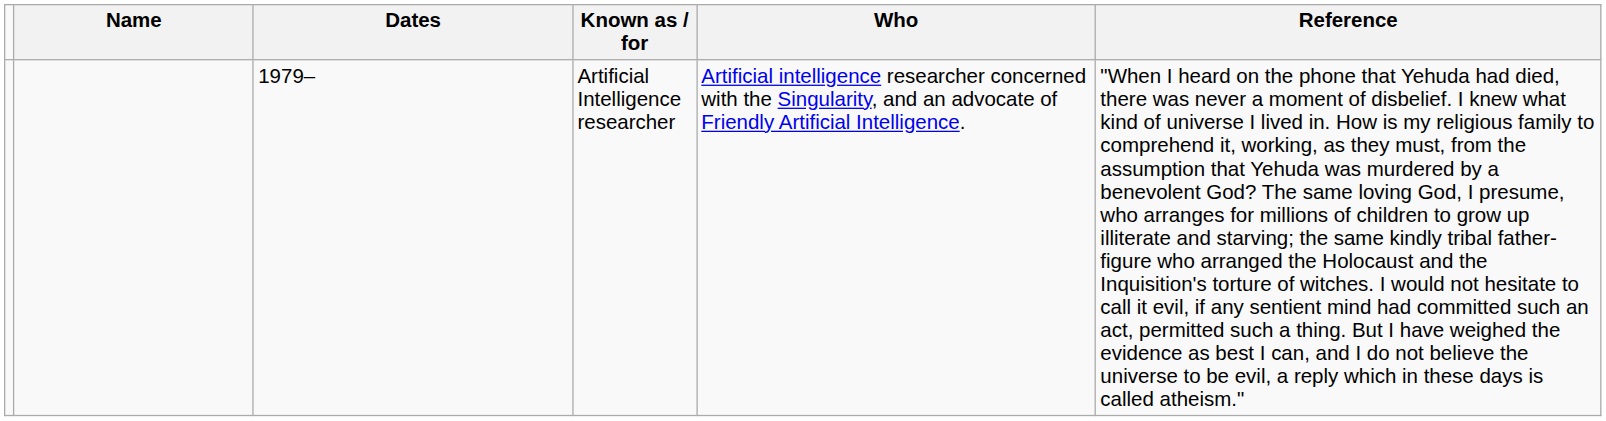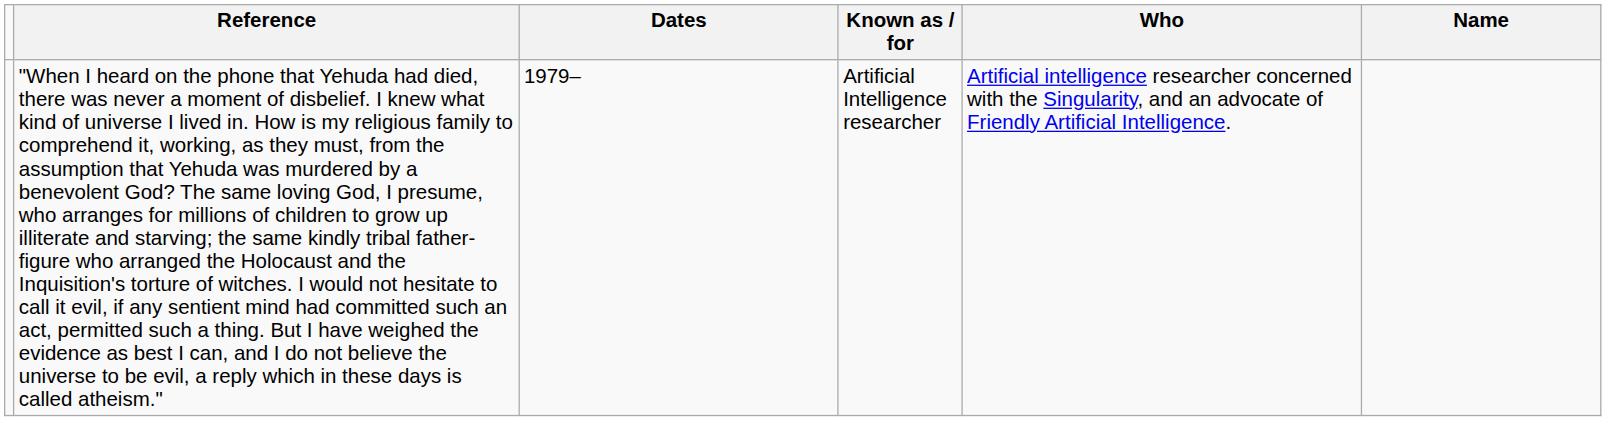columns swapped: (134, 20) <-> (1348, 20)
